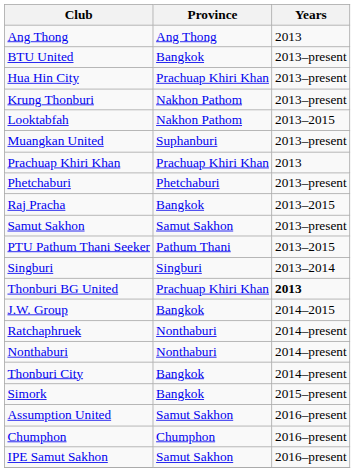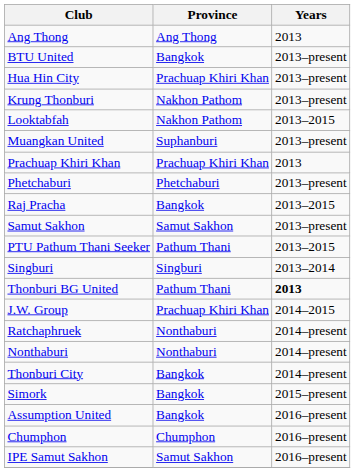(213, 288) Prachuap Khiri Khan -> (193, 288) Pathum Thani
(180, 309) Bangkok -> (213, 309) Prachuap Khiri Khan
(195, 415) Samut Sakhon -> (180, 415) Bangkok
